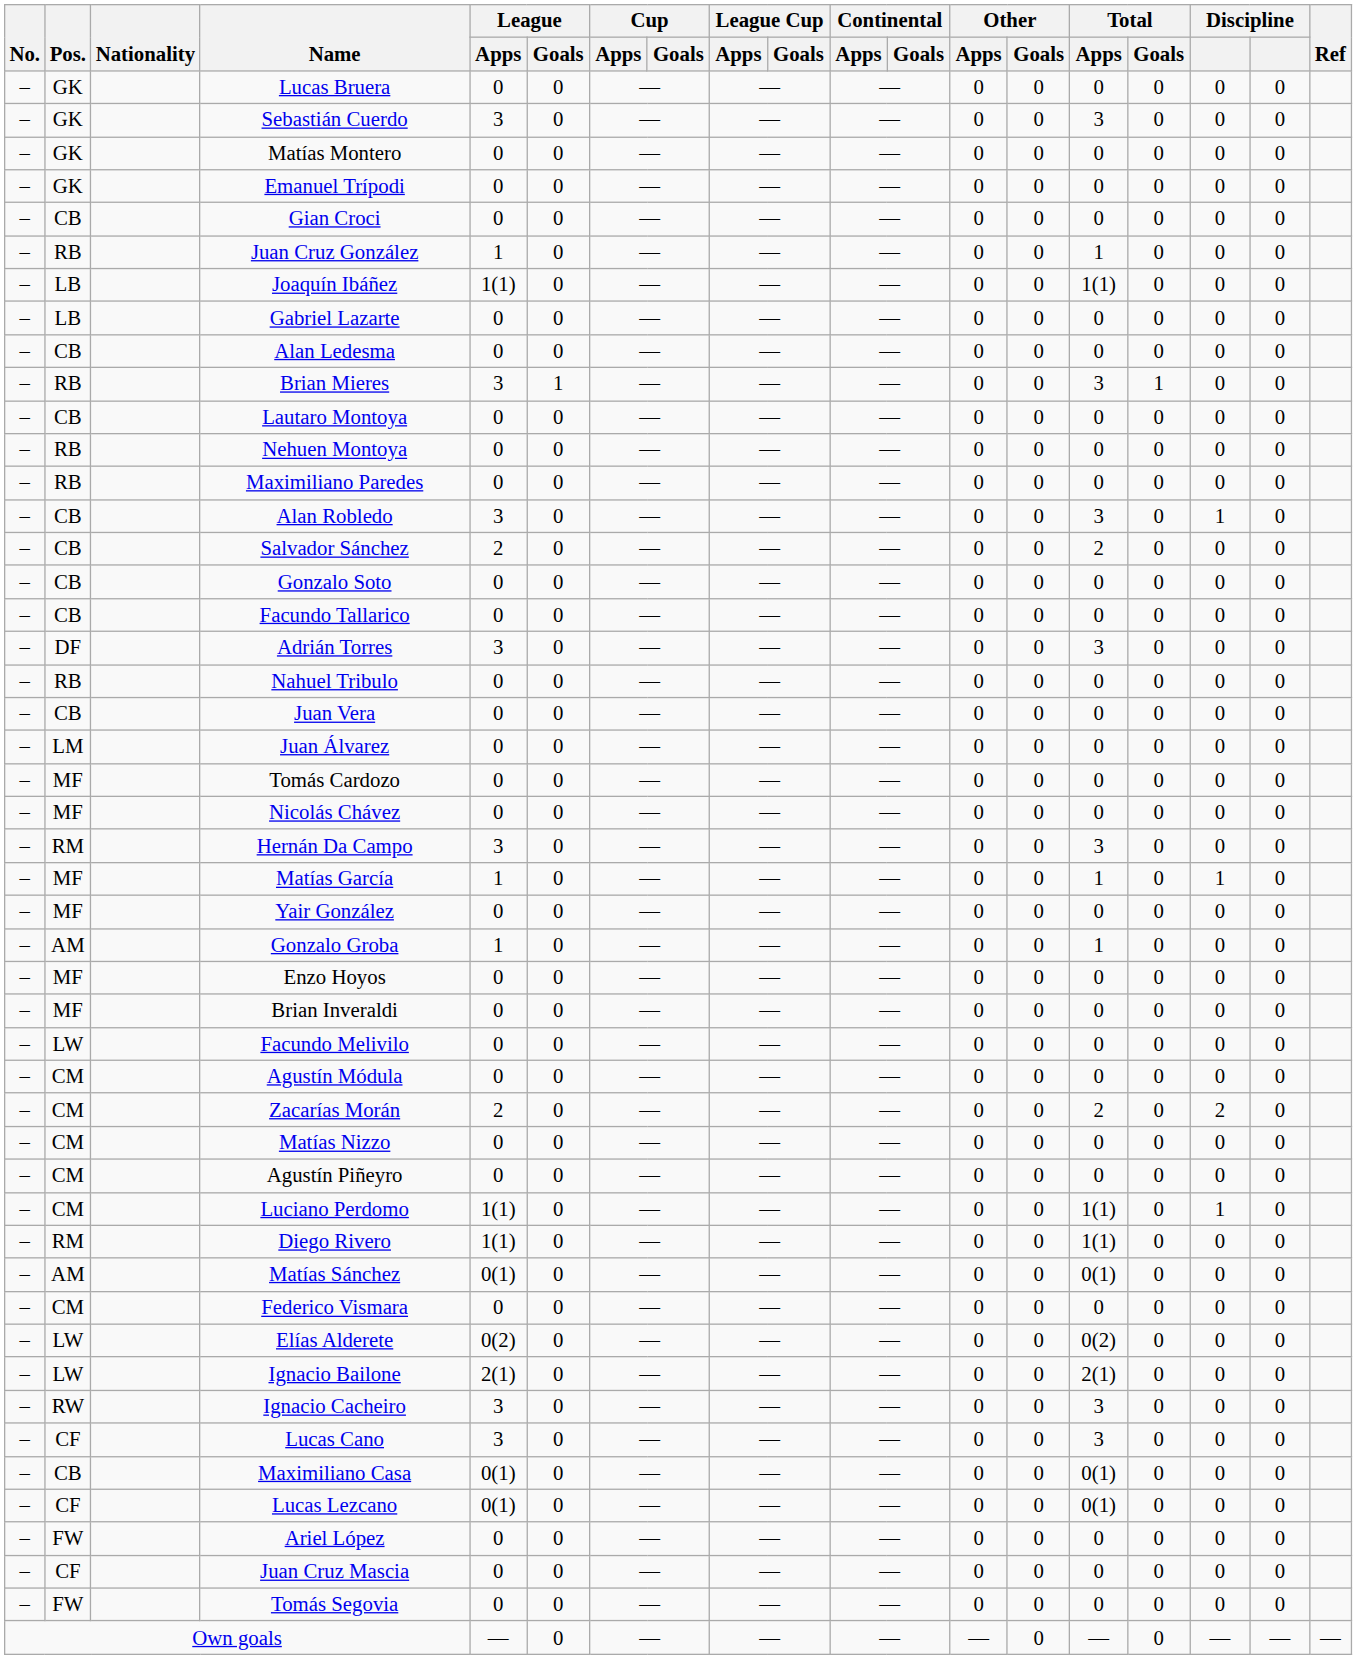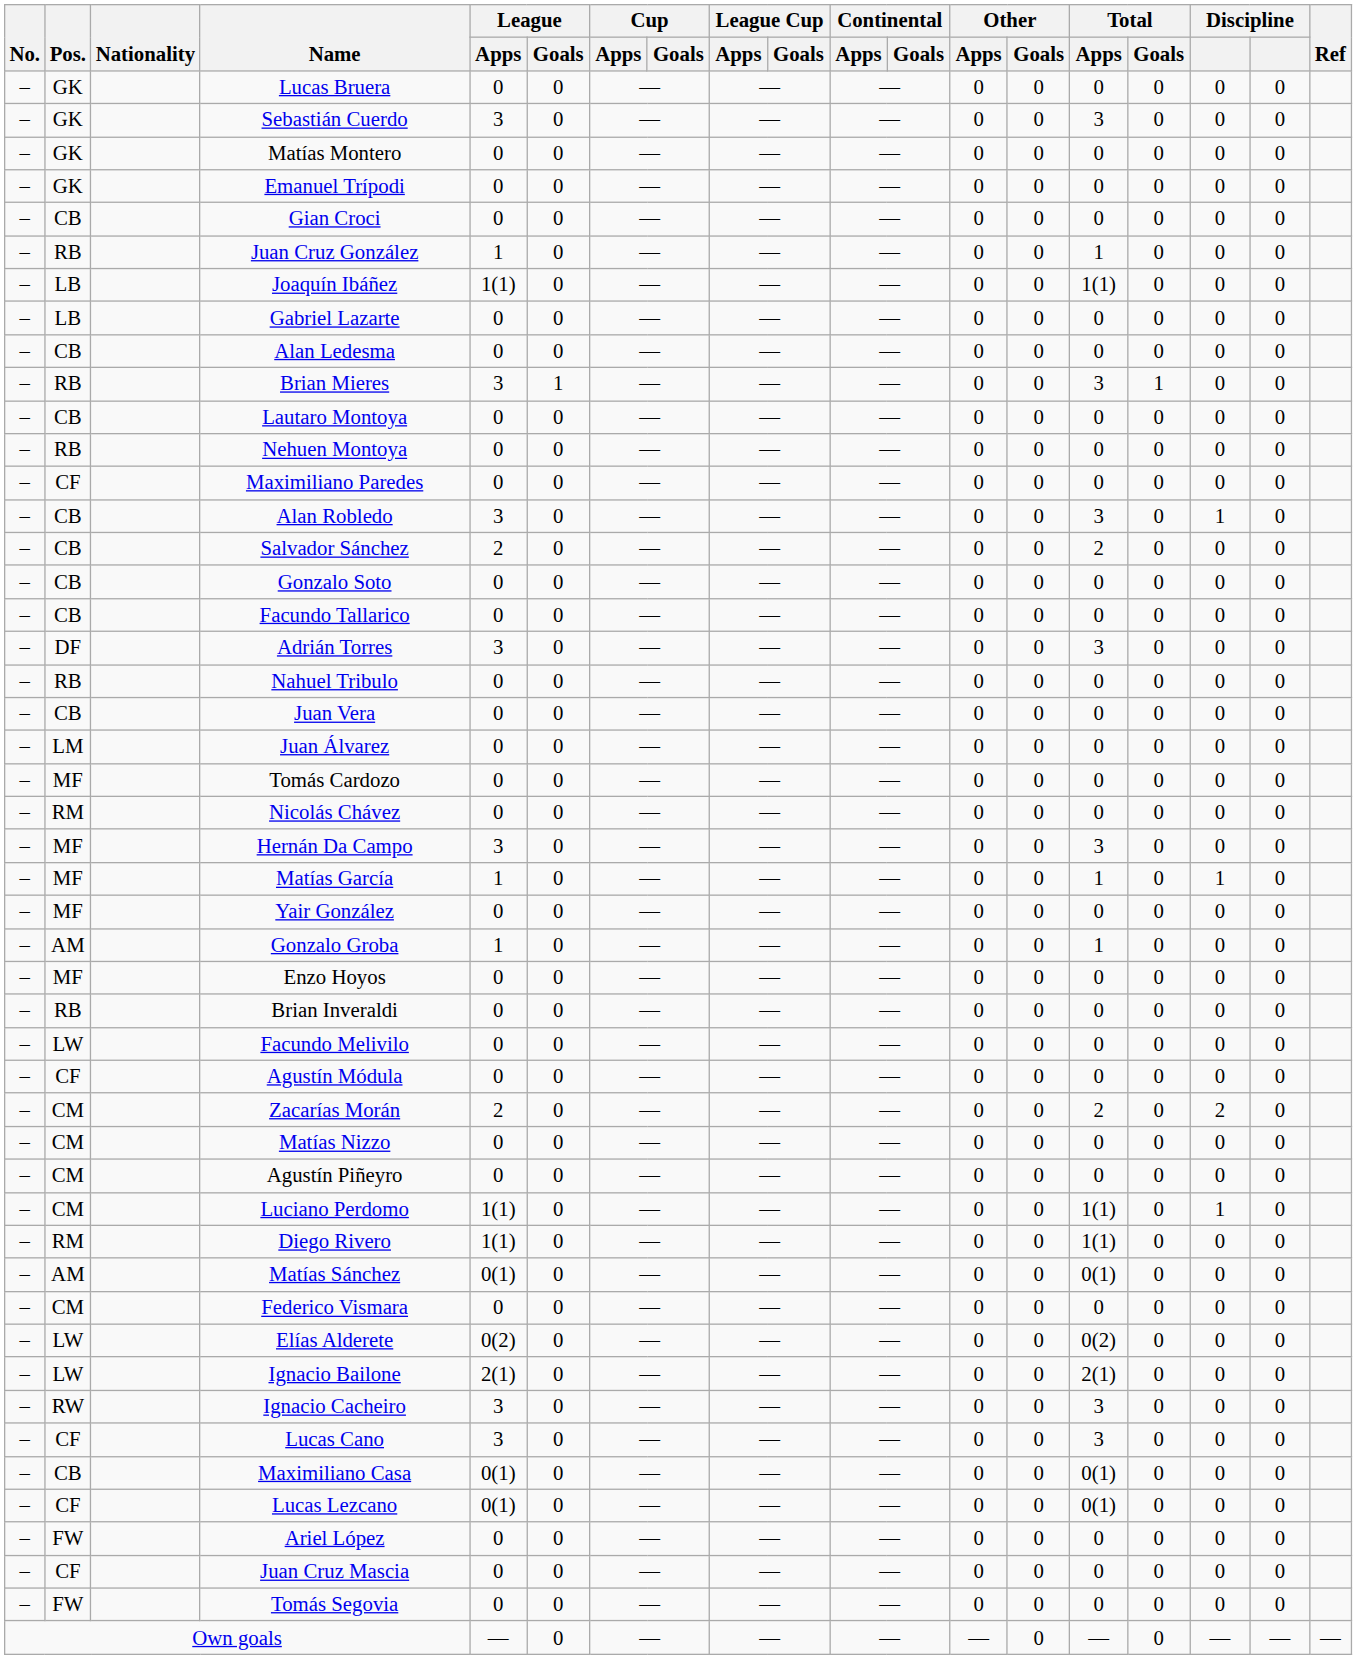(68, 482) RB -> (68, 482) CF
(68, 812) MF -> (68, 812) RM
(68, 845) RM -> (68, 845) MF
(68, 1010) MF -> (68, 1010) RB
(68, 1076) CM -> (68, 1076) CF
